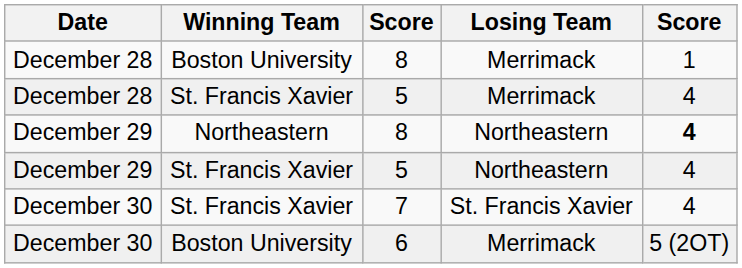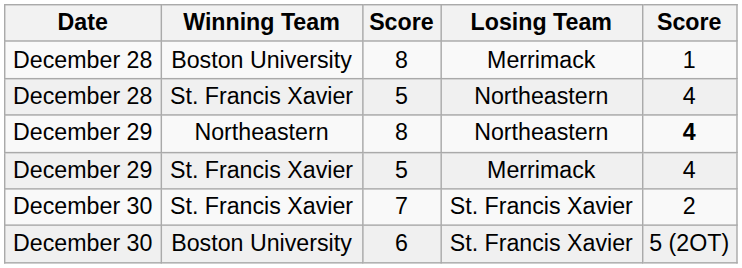(541, 96) Merrimack -> (541, 96) Northeastern
(541, 170) Northeastern -> (541, 170) Merrimack
(689, 206) 4 -> (689, 206) 2
(541, 243) Merrimack -> (541, 243) St. Francis Xavier
